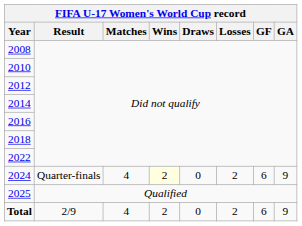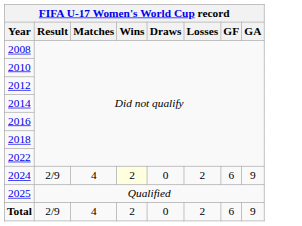(69, 175) Quarter-finals -> (53, 175) 2/9
